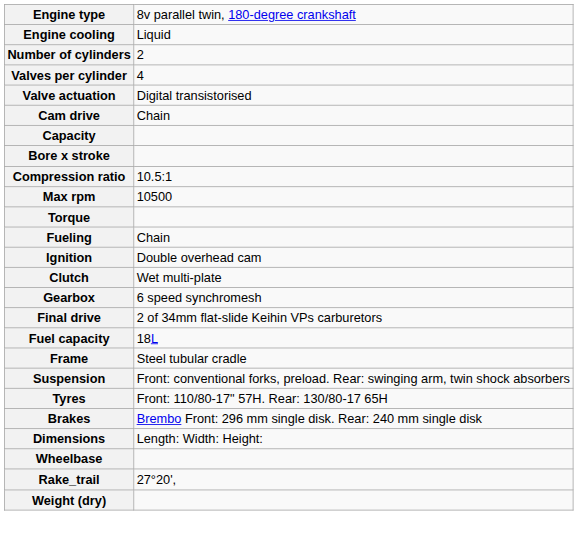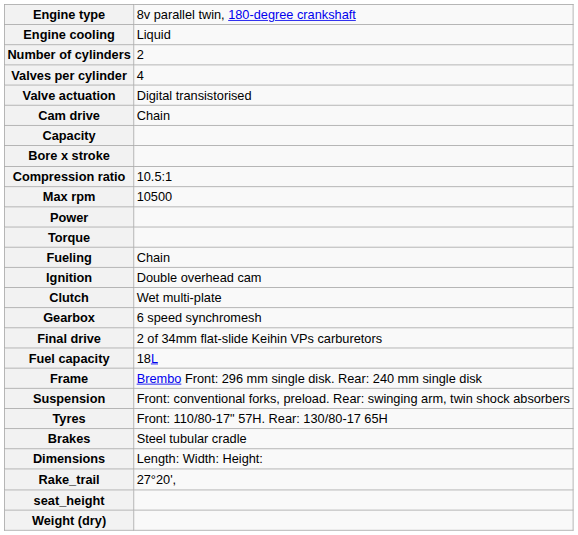+ row: (69, 217)
(192, 358) Steel tubular cradle -> (309, 379) Brembo Front: 296 mm single disk. Rear: 240 mm single disk
(309, 419) Brembo Front: 296 mm single disk. Rear: 240 mm single disk -> (192, 439) Steel tubular cradle
- row: (69, 459)
+ row: (69, 500)
